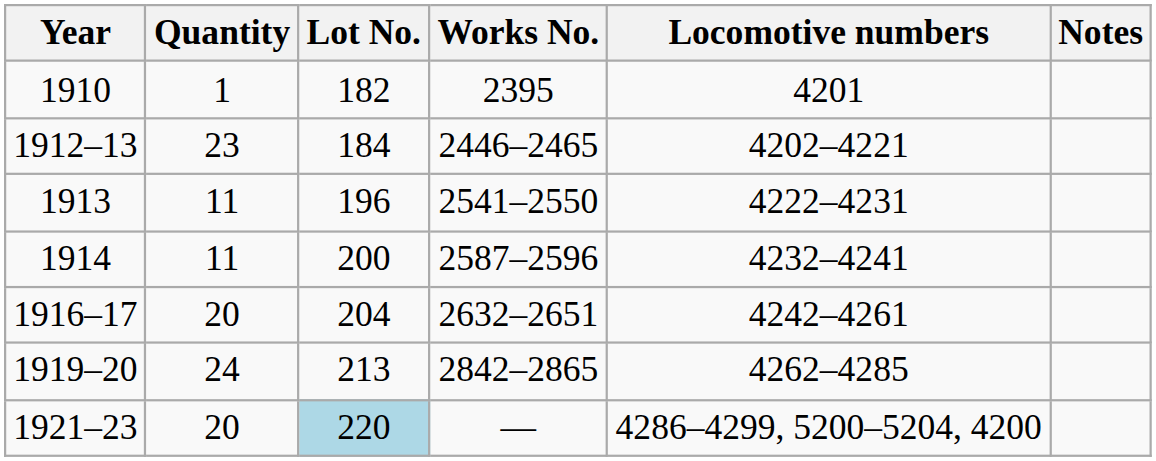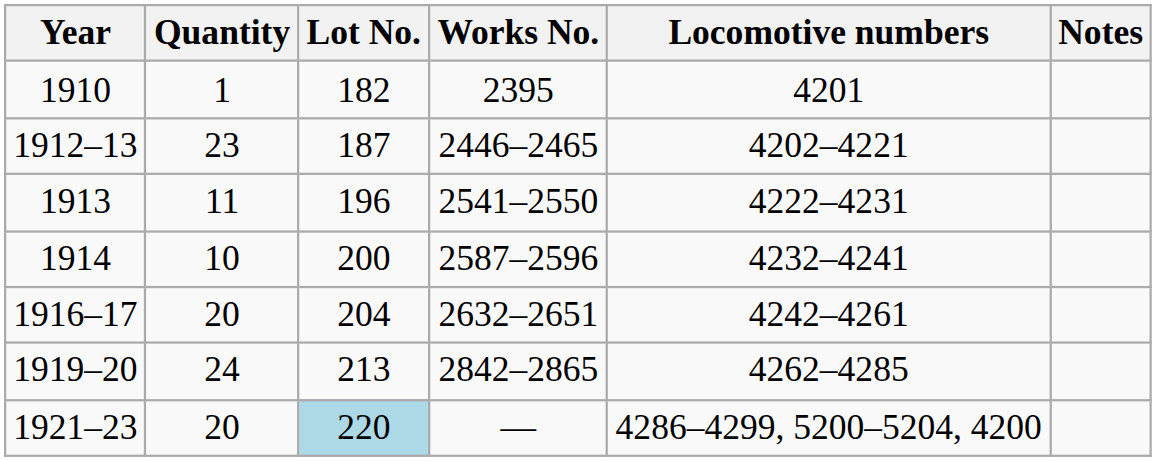(364, 145) 184 -> (364, 145) 187
(222, 257) 11 -> (222, 257) 10
